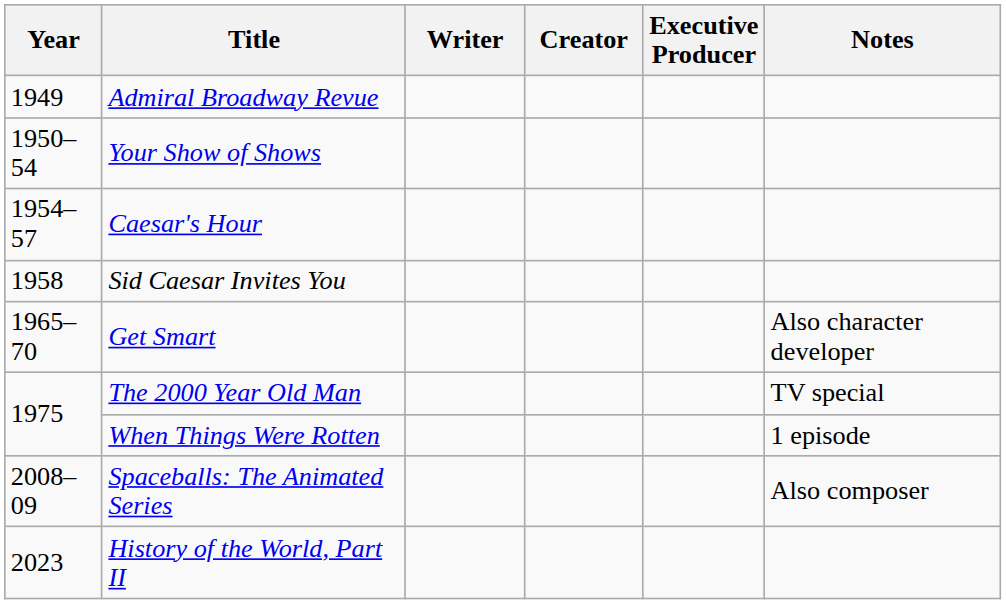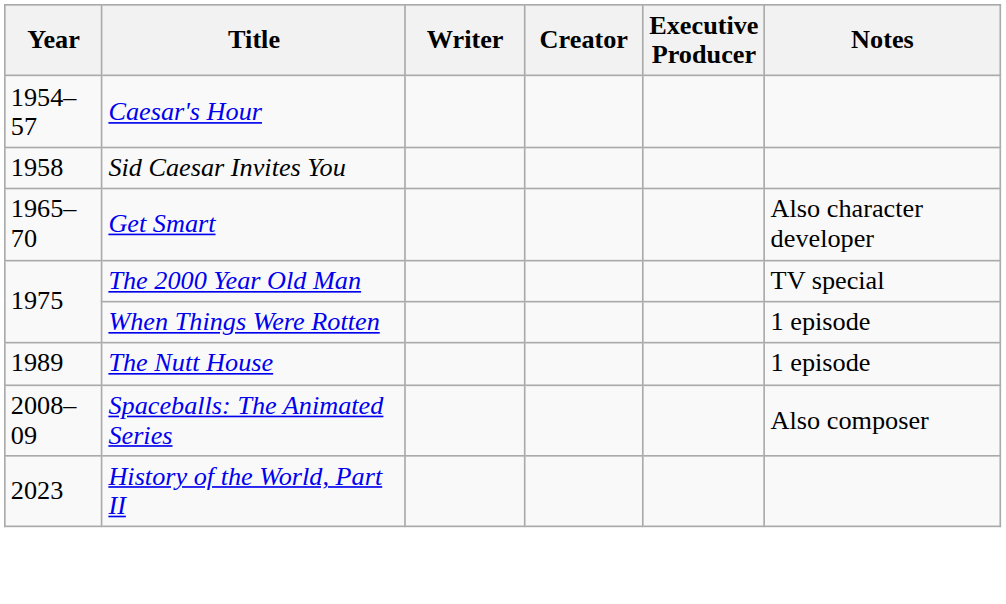- row: (243, 96)
- row: (215, 152)
+ row: (191, 363)
